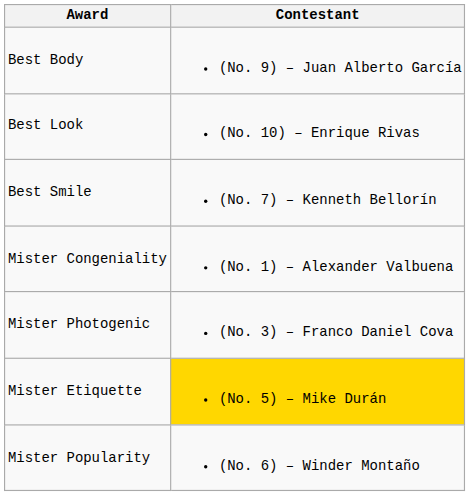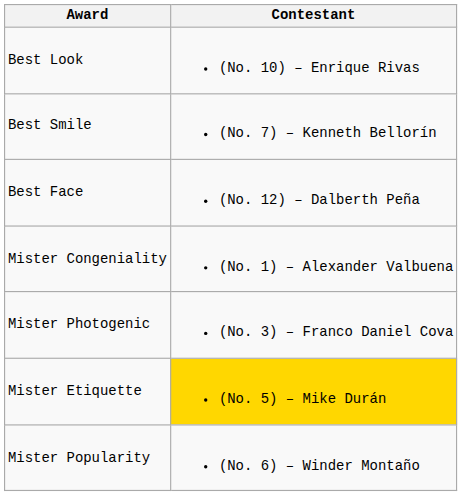- row: (46, 61)
+ row: (46, 193)
